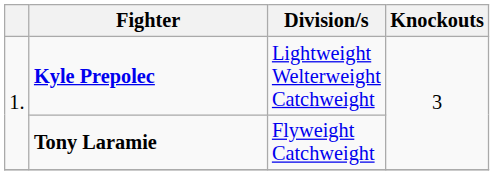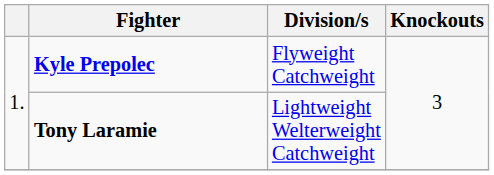(326, 75) Lightweight Welterweight Catchweight -> (323, 64) Flyweight Catchweight
(323, 142) Flyweight Catchweight -> (326, 130) Lightweight Welterweight Catchweight
